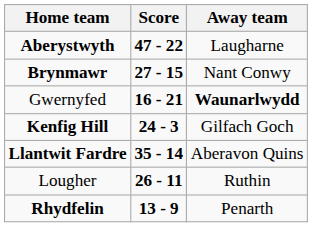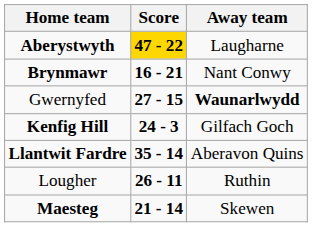(159, 45) no background -> (159, 45) gold background
(159, 72) 27 - 15 -> (159, 72) 16 - 21
(159, 99) 16 - 21 -> (159, 99) 27 - 15
+ row: (68, 208)
- row: (68, 208)
